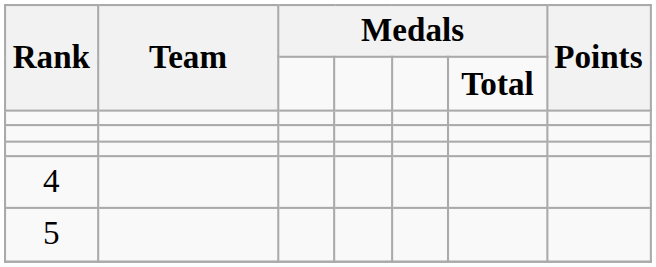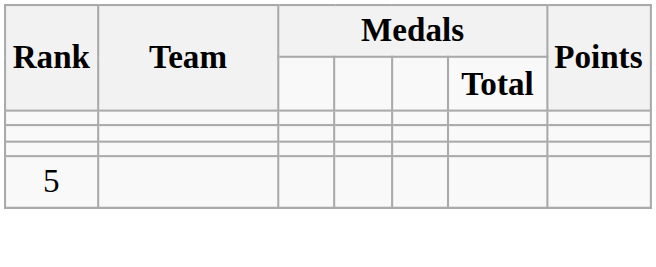- row: (51, 181)
